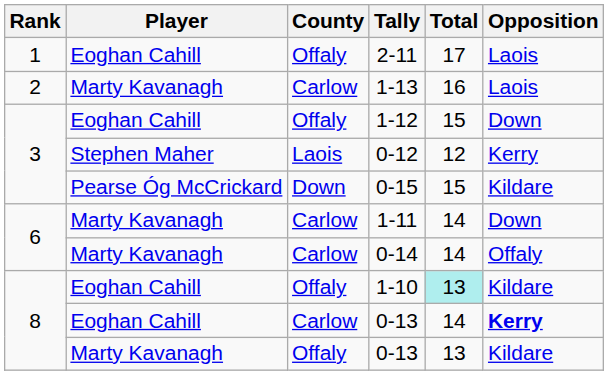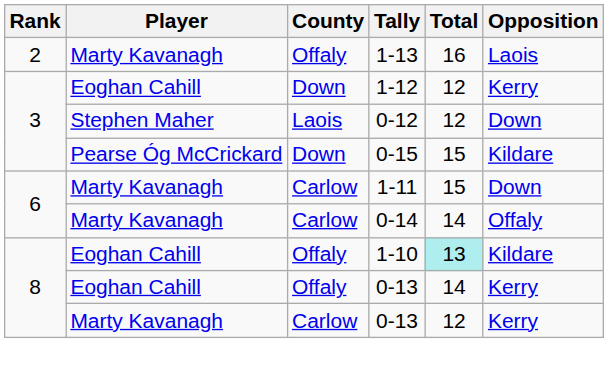- row: (136, 54)
(325, 87) Carlow -> (319, 54) Offaly
(319, 120) Offaly -> (319, 87) Down
(454, 120) 15 -> (454, 87) 12
(515, 120) Down -> (513, 87) Kerry
(513, 154) Kerry -> (515, 120) Down
(454, 220) 14 -> (454, 187) 15
(325, 320) Carlow -> (319, 287) Offaly
(515, 320) bold -> (513, 287) normal
(319, 353) Offaly -> (325, 320) Carlow
(454, 353) 13 -> (454, 320) 12
(521, 353) Kildare -> (513, 320) Kerry
